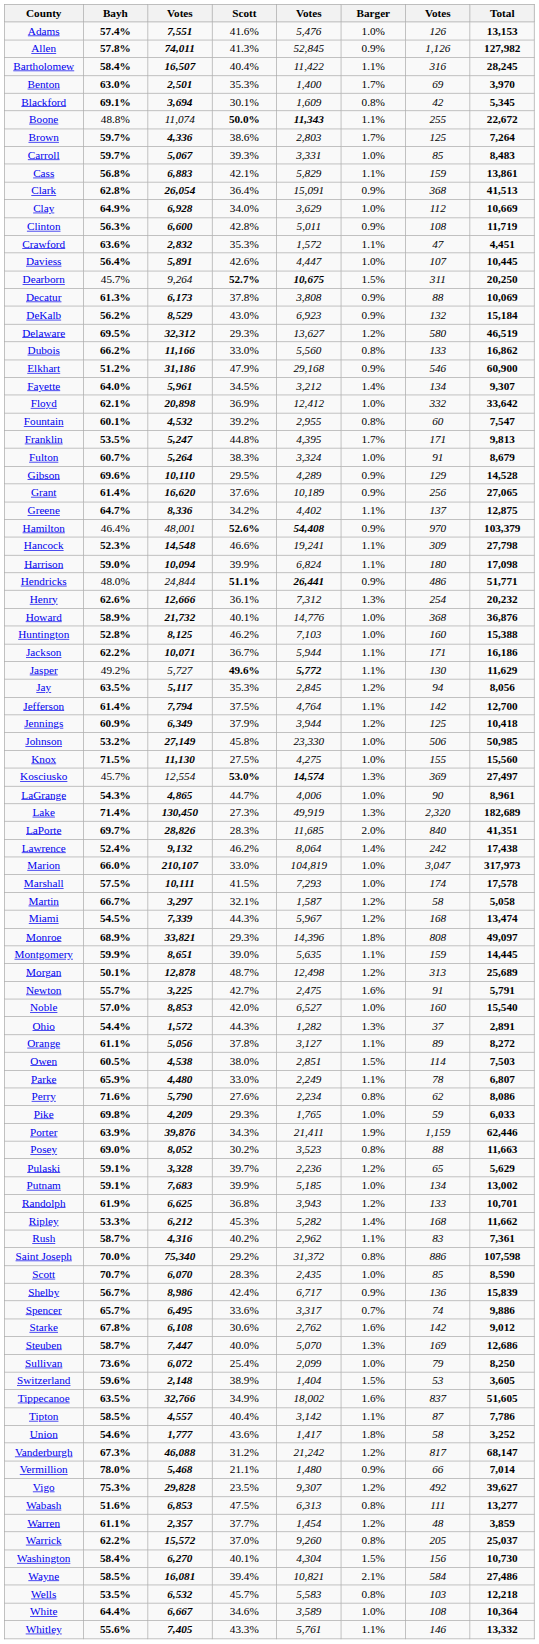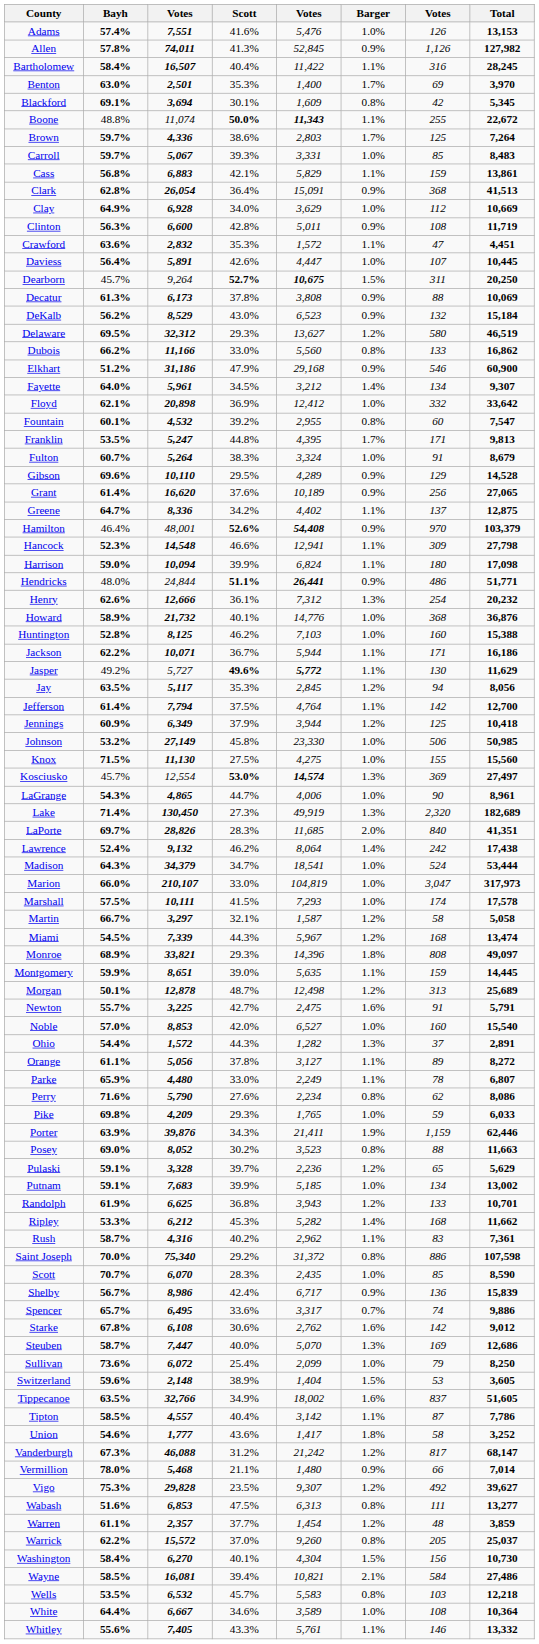(309, 315) 6,923 -> (309, 315) 6,523
(309, 546) 19,241 -> (309, 546) 12,941
+ row: (44, 865)
- row: (44, 1061)
